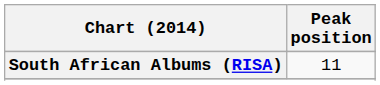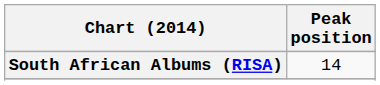(331, 65) 11 -> (331, 65) 14
